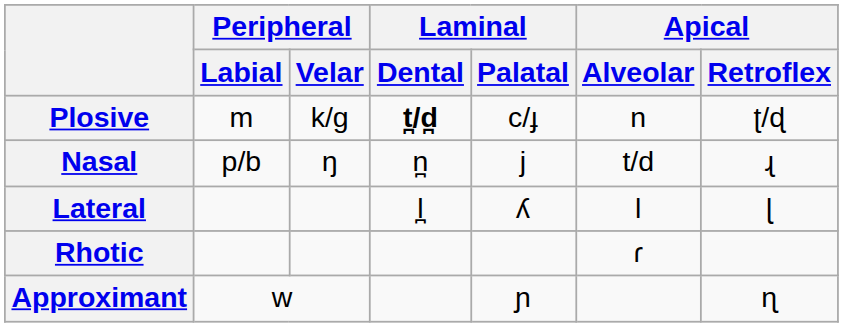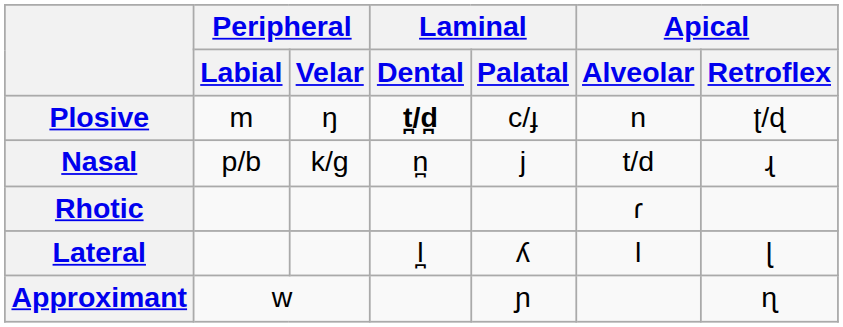(330, 117) k/ɡ -> (330, 117) ŋ
(330, 162) ŋ -> (330, 162) k/ɡ
rows swapped: (99, 252) <-> (99, 207)
